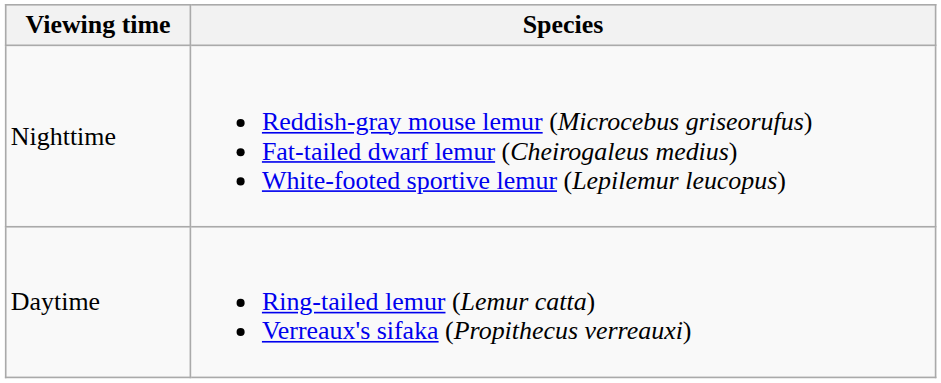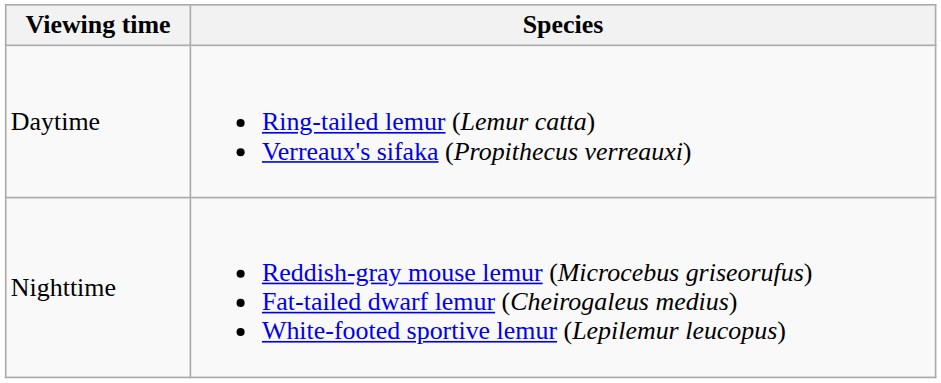rows swapped: (55, 301) <-> (63, 135)
